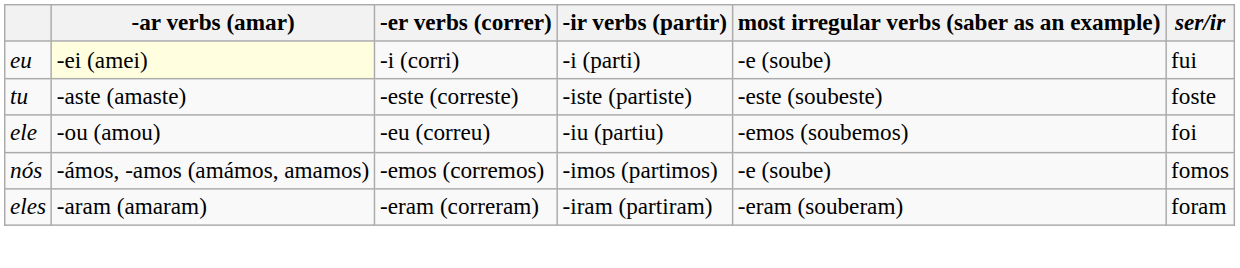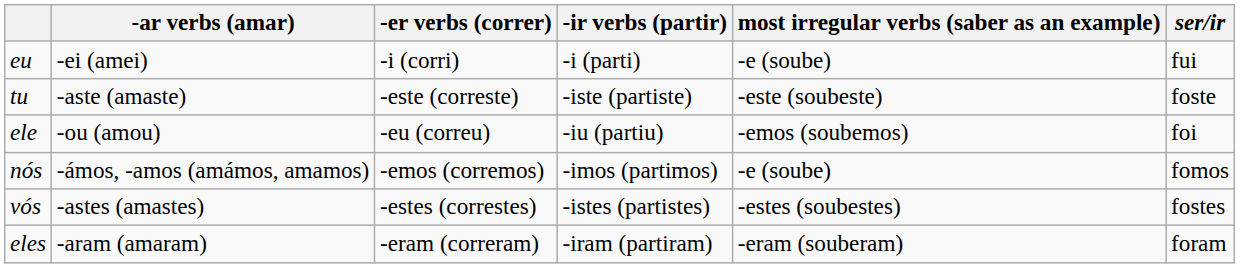(102, 59) lightyellow background -> (102, 59) no background
+ row: (26, 206)
